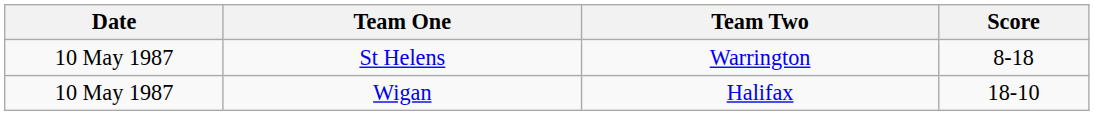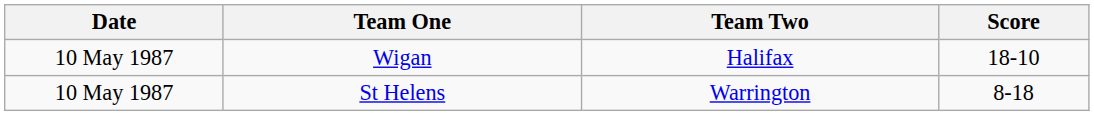rows swapped: (402, 92) <-> (402, 57)
